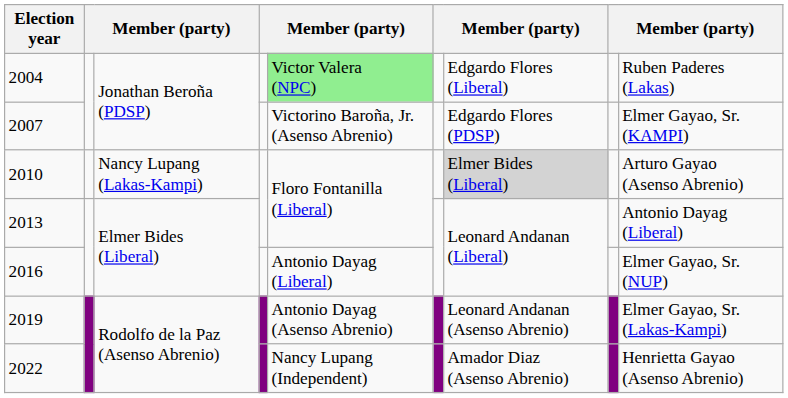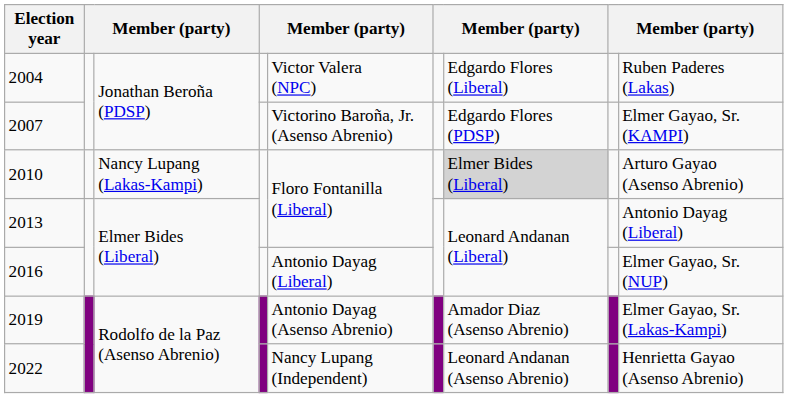(317, 77) lightgreen background -> (317, 77) no background
(509, 320) Leonard Andanan (Asenso Abrenio) -> (508, 320) Amador Diaz (Asenso Abrenio)
(508, 368) Amador Diaz (Asenso Abrenio) -> (509, 368) Leonard Andanan (Asenso Abrenio)
